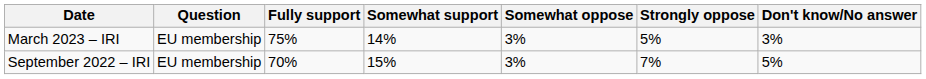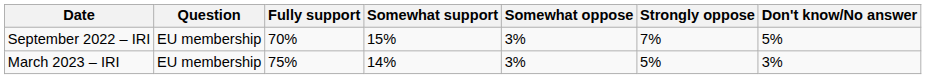rows swapped: (79, 62) <-> (64, 39)
